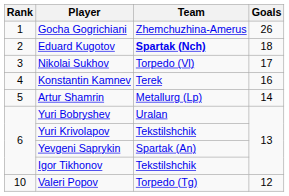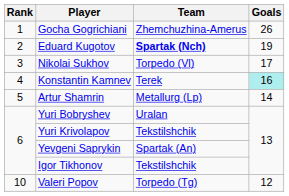(267, 47) 18 -> (267, 47) 19
(267, 81) no background -> (267, 81) paleturquoise background
